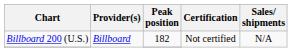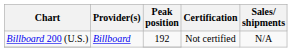(162, 39) 182 -> (162, 39) 192
